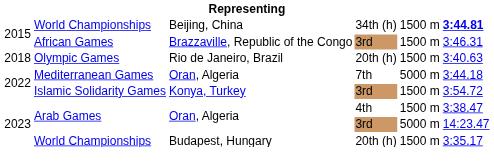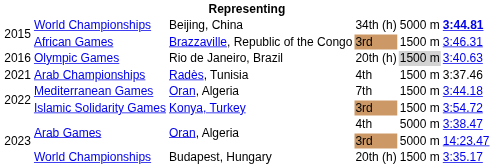(420, 25) 1500 m -> (420, 25) 5000 m
(18, 58) 2018 -> (18, 58) 2016
(420, 58) no background -> (420, 58) lightgrey background
+ row: (90, 75)
(420, 75) 5000 m -> (420, 91) 1500 m
(420, 108) 1500 m -> (420, 124) 5000 m
